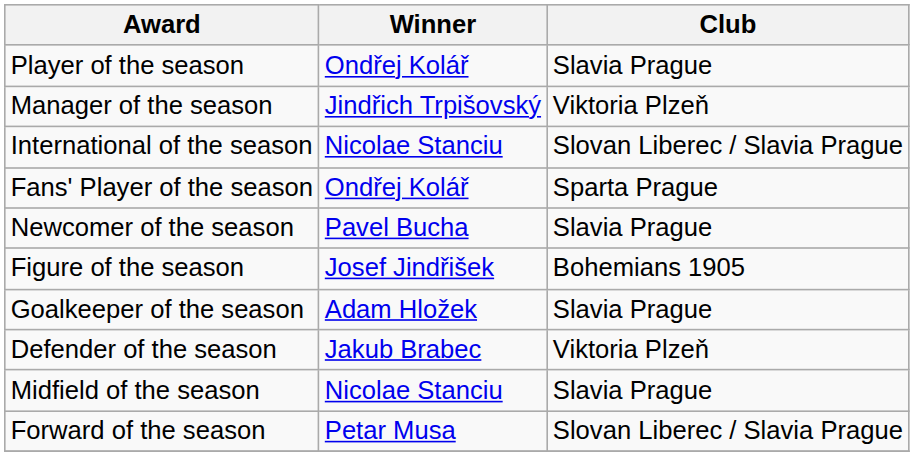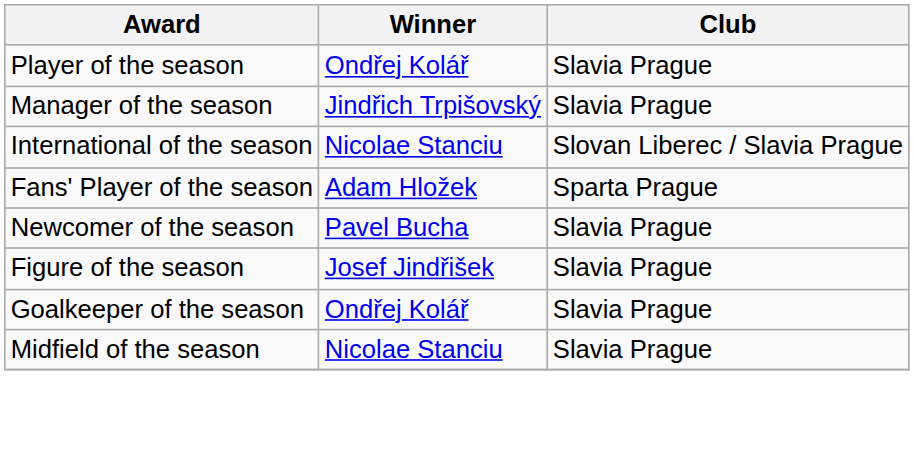(631, 106) Viktoria Plzeň -> (633, 106) Slavia Prague
(397, 187) Ondřej Kolář -> (401, 187) Adam Hložek
(649, 268) Bohemians 1905 -> (633, 268) Slavia Prague
(401, 308) Adam Hložek -> (397, 308) Ondřej Kolář
- row: (144, 349)
- row: (138, 430)
